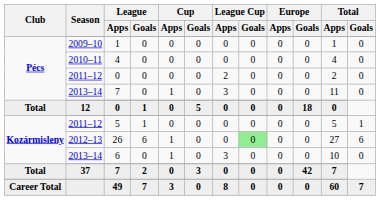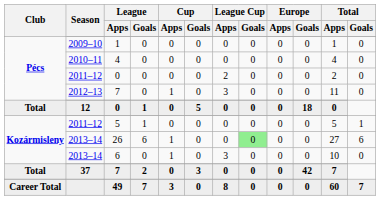(85, 92) 2013–14 -> (85, 92) 2012–13
(85, 140) 2012–13 -> (85, 140) 2013–14
